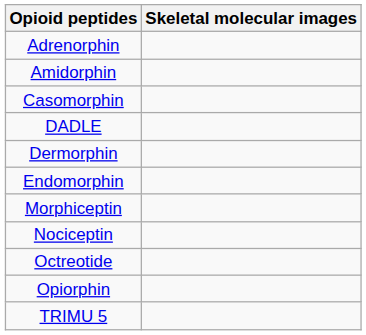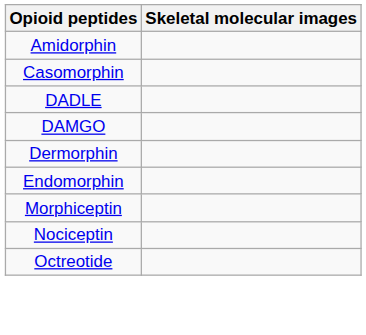- row: (73, 45)
+ row: (73, 126)
- row: (73, 289)
- row: (73, 316)
